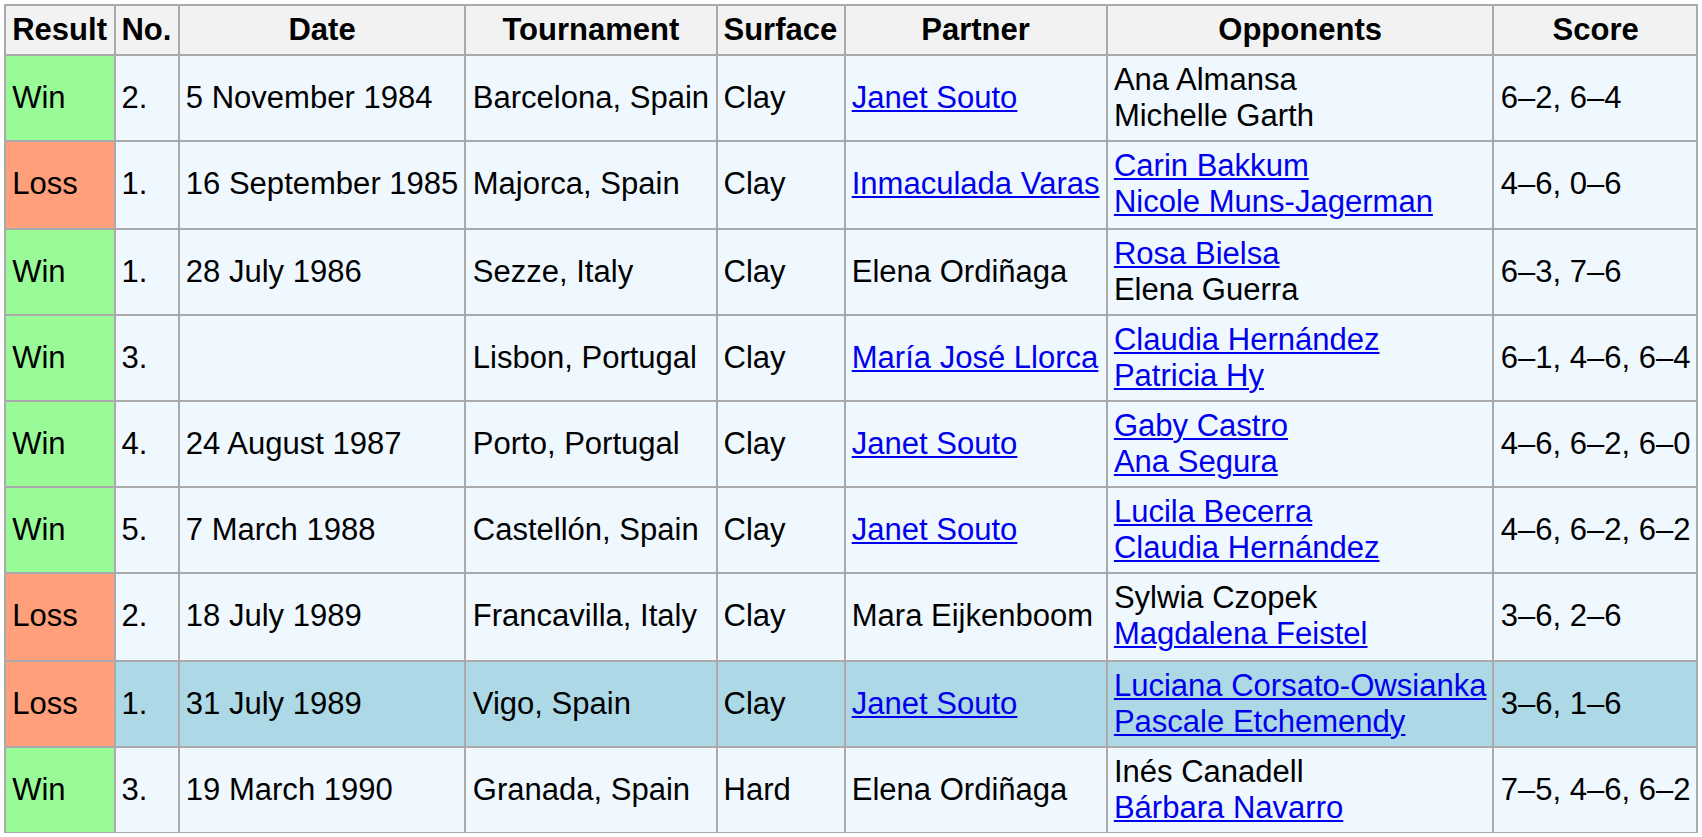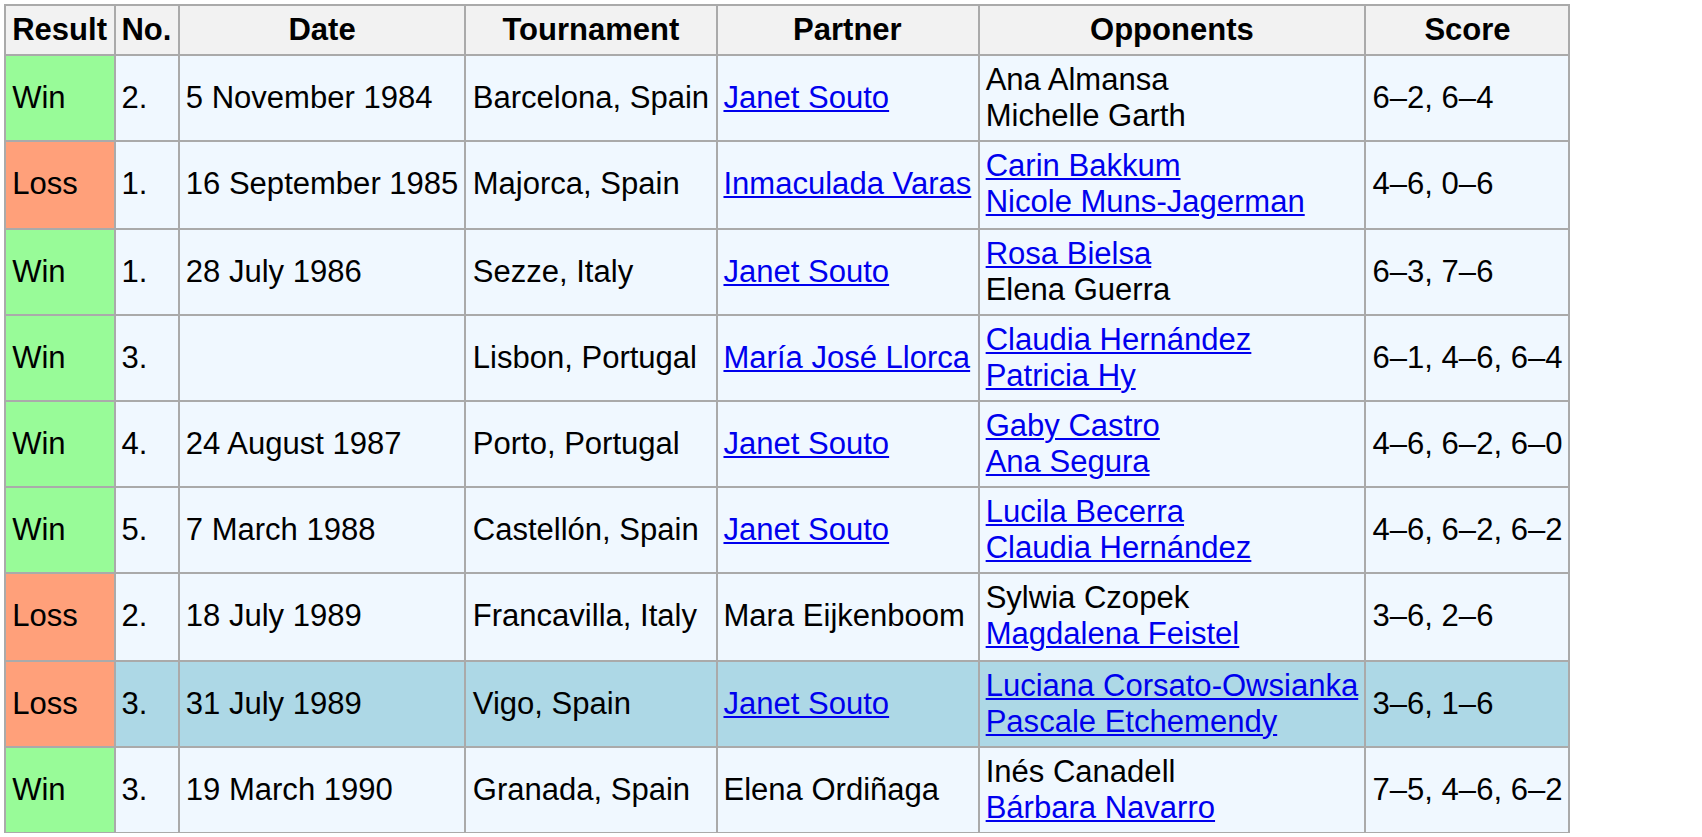- column: (780, 29)
(960, 270) Elena Ordiñaga -> (806, 270) Janet Souto
(134, 702) 1. -> (134, 702) 3.
